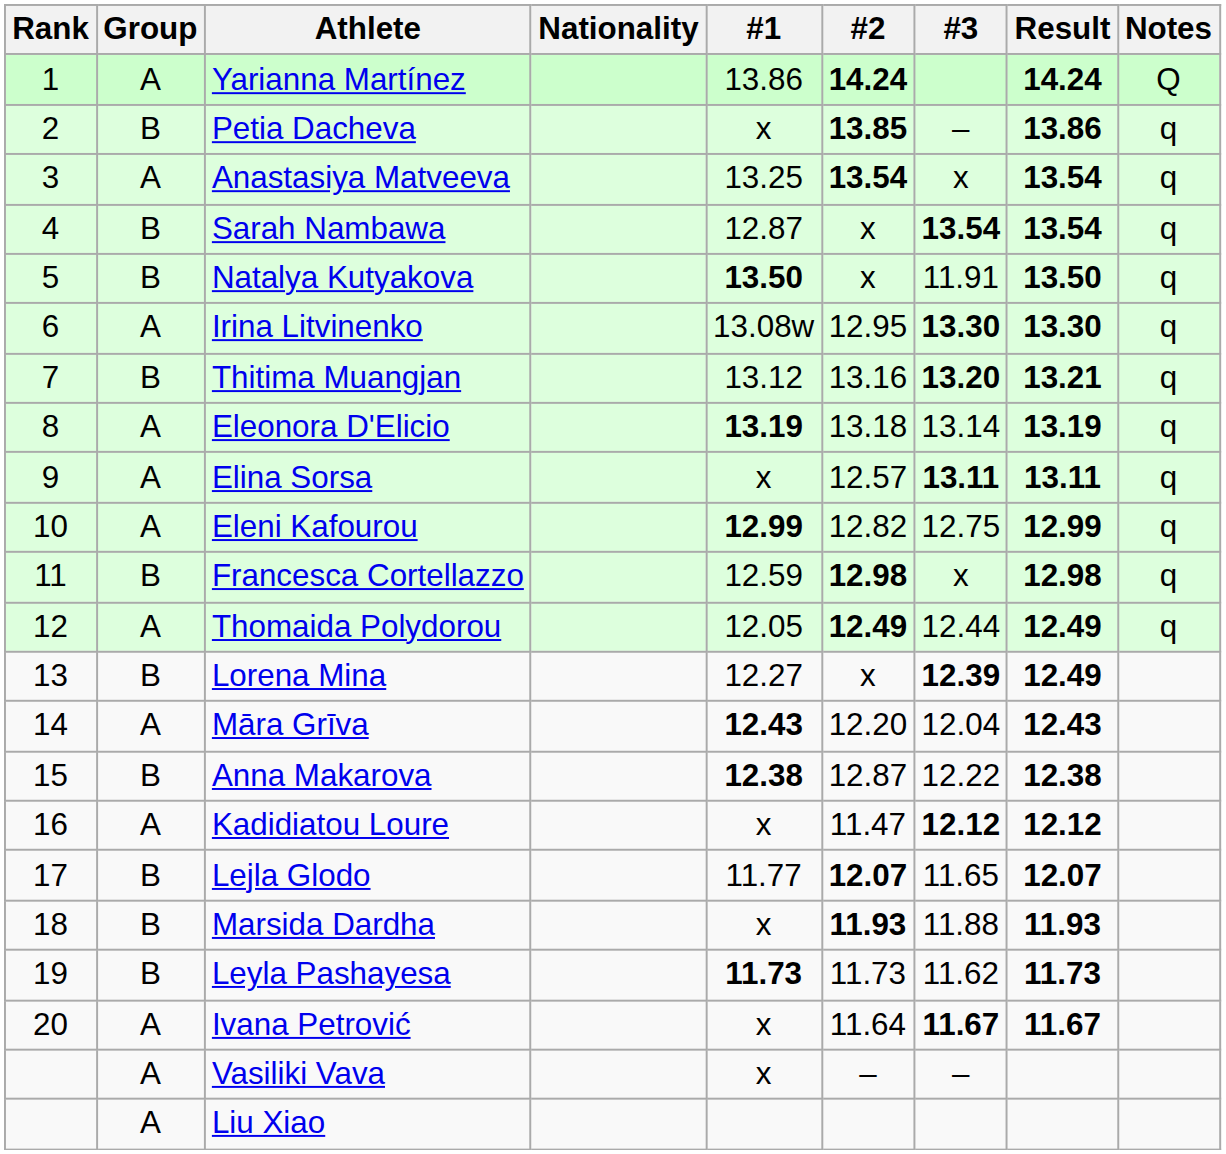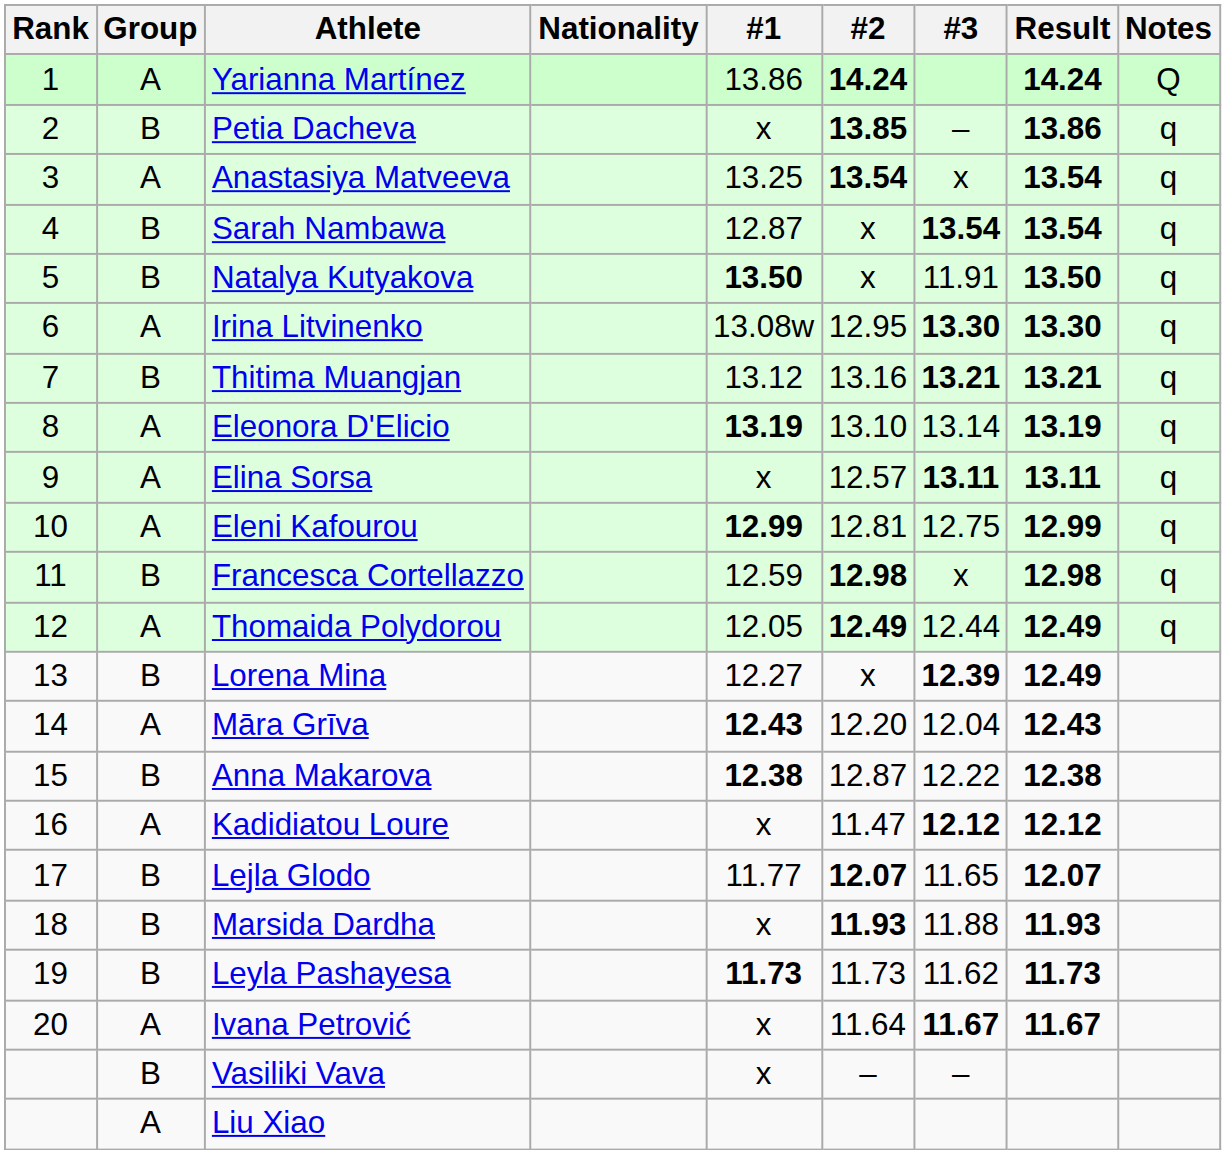(961, 377) 13.20 -> (961, 377) 13.21
(868, 427) 13.18 -> (868, 427) 13.10
(868, 526) 12.82 -> (868, 526) 12.81
(150, 1073) A -> (150, 1073) B
